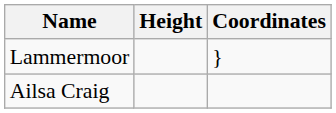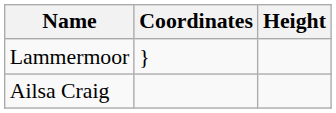columns swapped: (171, 21) <-> (269, 21)
